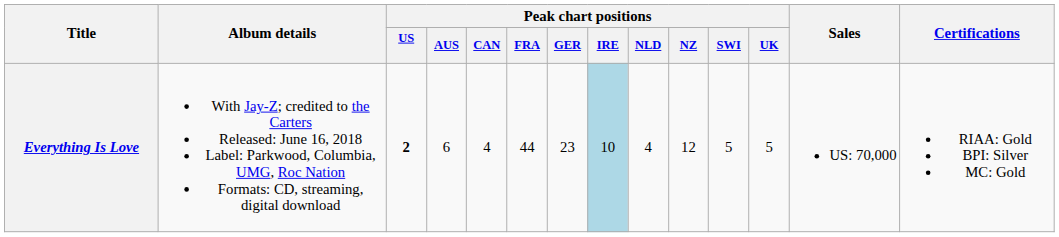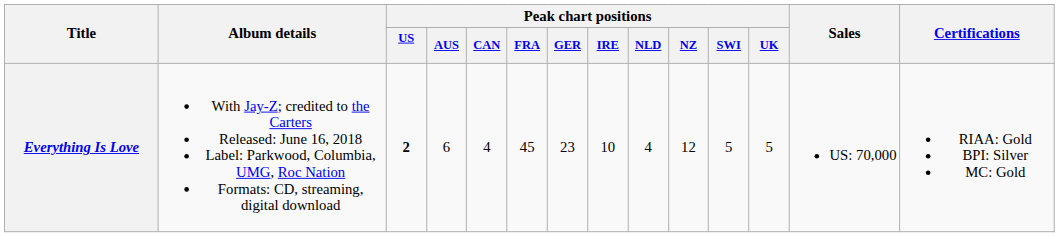(527, 147) 44 -> (527, 147) 45
(608, 147) lightblue background -> (608, 147) no background
